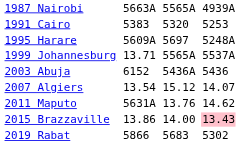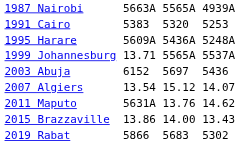(176, 40) 5697 -> (179, 40) 5436A
(179, 72) 5436A -> (176, 72) 5697
(219, 120) pink background -> (219, 120) no background
